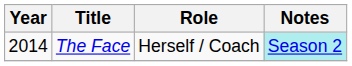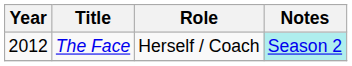(28, 46) 2014 -> (28, 46) 2012
